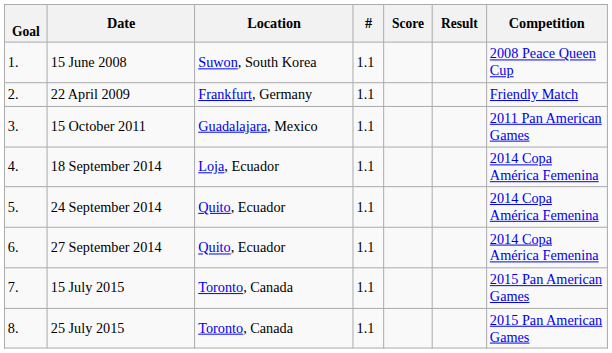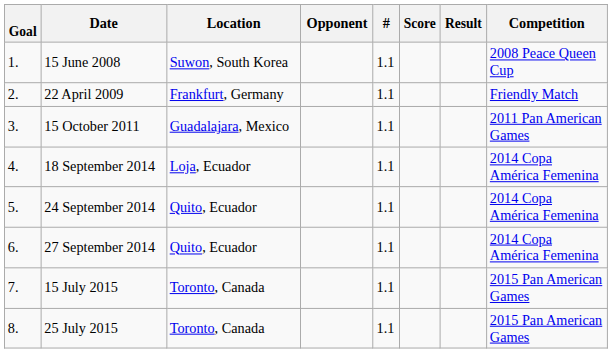+ column: (337, 23)
